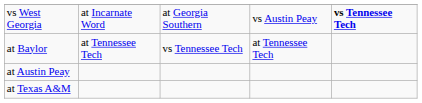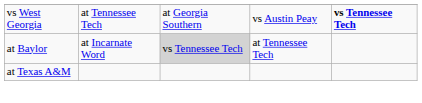(107, 19) at Incarnate Word -> (108, 19) at Tennessee Tech
(108, 48) at Tennessee Tech -> (107, 48) at Incarnate Word
(203, 48) no background -> (203, 48) lightgrey background
- row: (38, 72)
